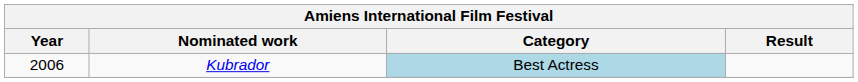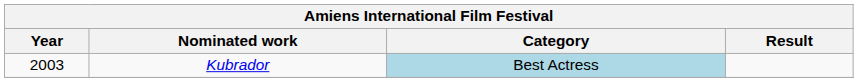(47, 65) 2006 -> (47, 65) 2003
